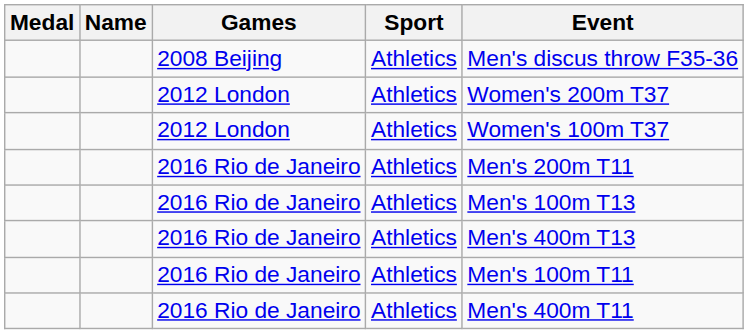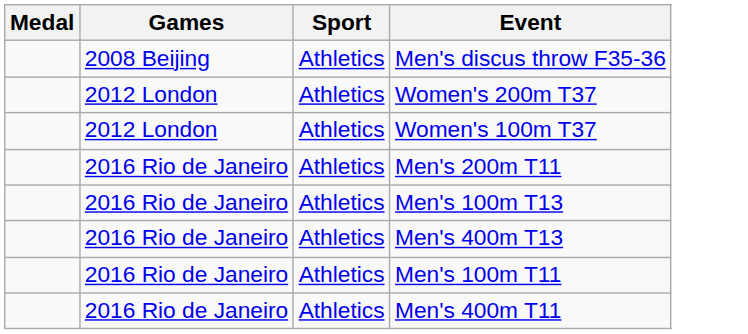- column: (116, 22)
